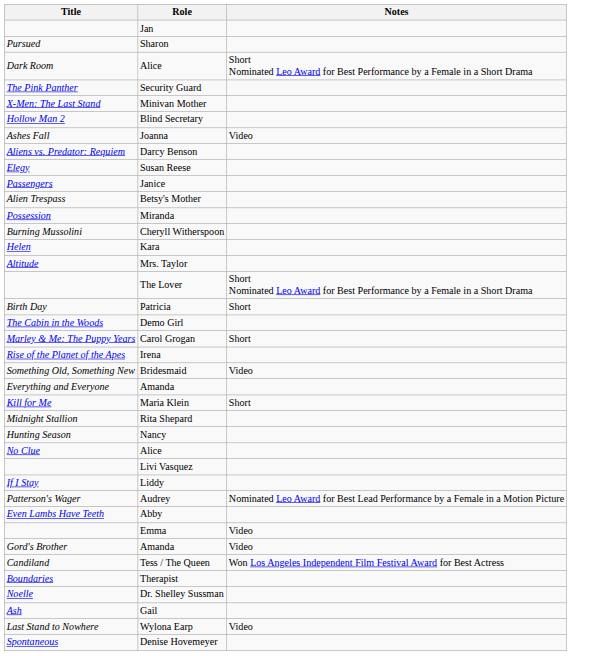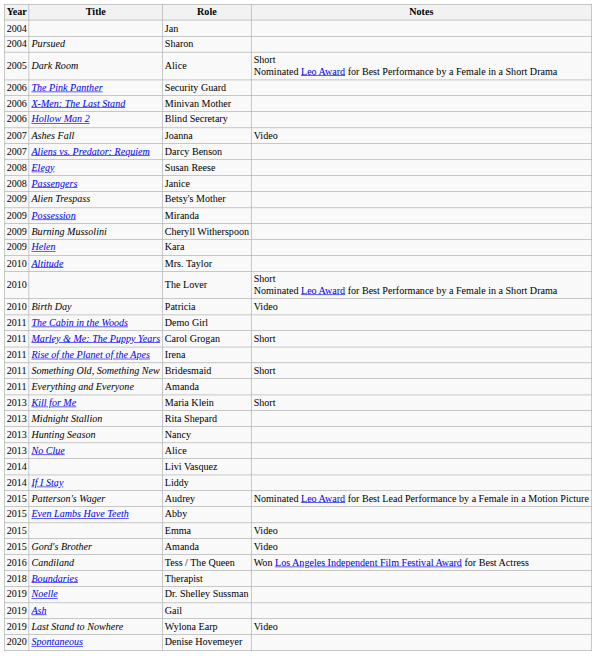+ column: (17, 12)
(240, 306) Short -> (266, 306) Video
(241, 370) Video -> (265, 370) Short
